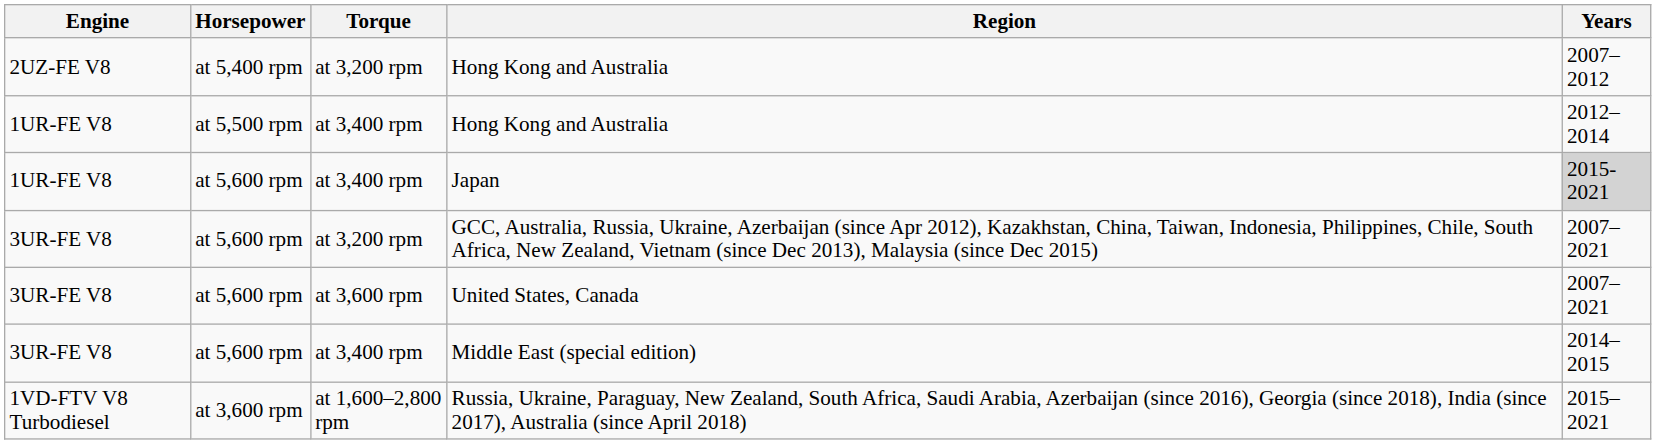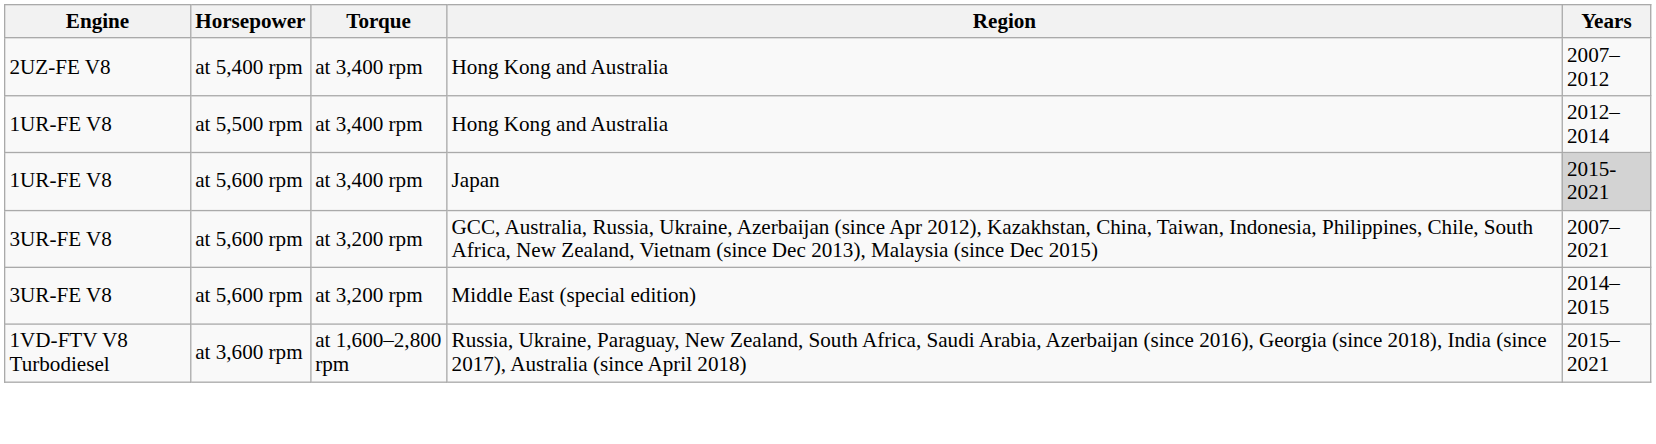(369, 66) at 3,200 rpm -> (369, 66) at 3,400 rpm
- row: (61, 295)
(369, 352) at 3,400 rpm -> (369, 295) at 3,200 rpm
